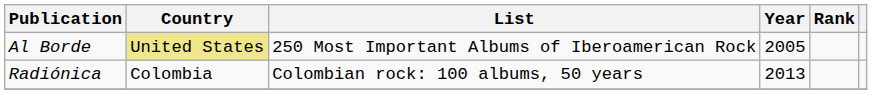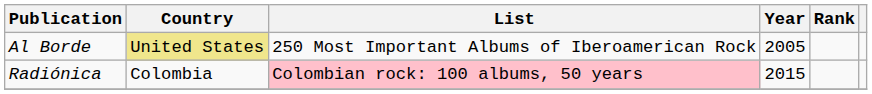(458, 75) no background -> (458, 75) pink background
(785, 75) 2013 -> (785, 75) 2015
